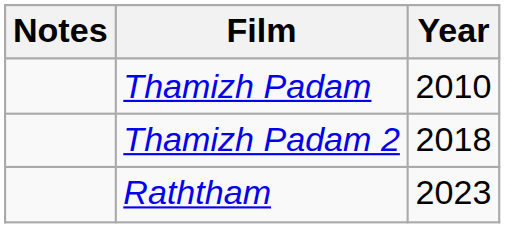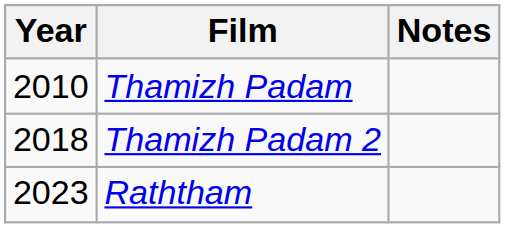columns swapped: (453, 31) <-> (60, 31)
